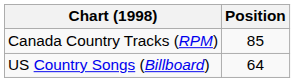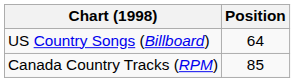rows swapped: (113, 41) <-> (109, 65)
